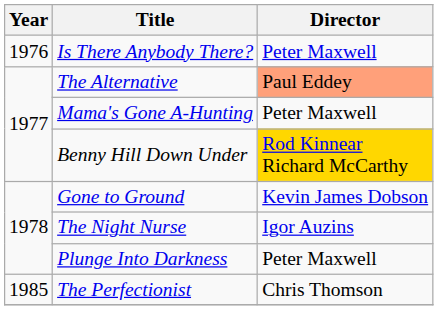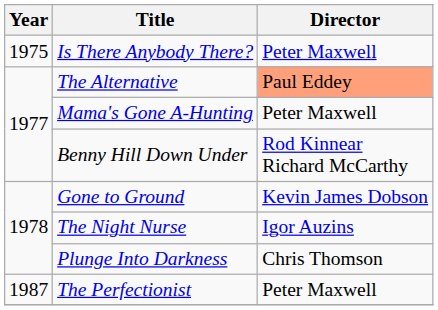(29, 50) 1976 -> (29, 50) 1975
(335, 154) gold background -> (335, 154) no background
(319, 258) Peter Maxwell -> (323, 258) Chris Thomson
(29, 289) 1985 -> (29, 289) 1987
(323, 289) Chris Thomson -> (319, 289) Peter Maxwell
